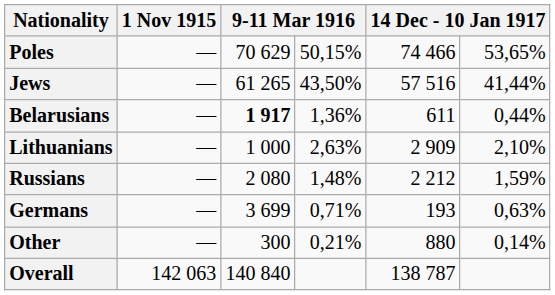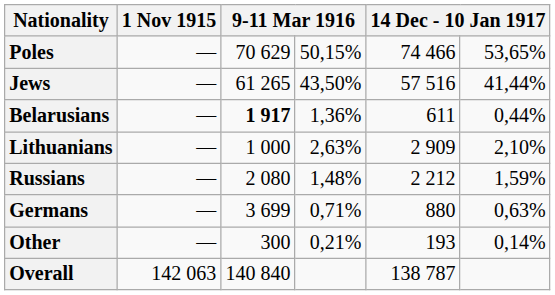(441, 210) 193 -> (441, 210) 880
(441, 242) 880 -> (441, 242) 193
